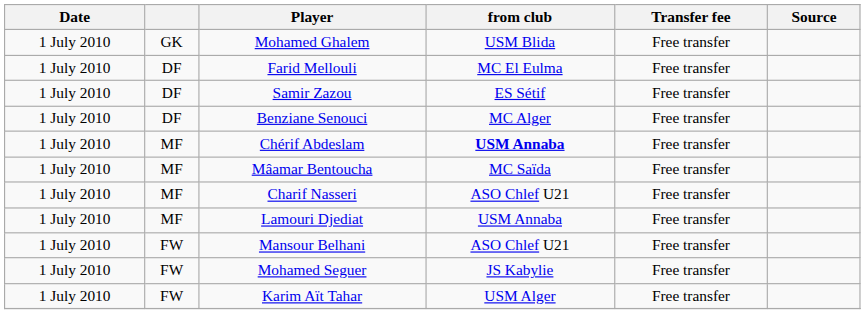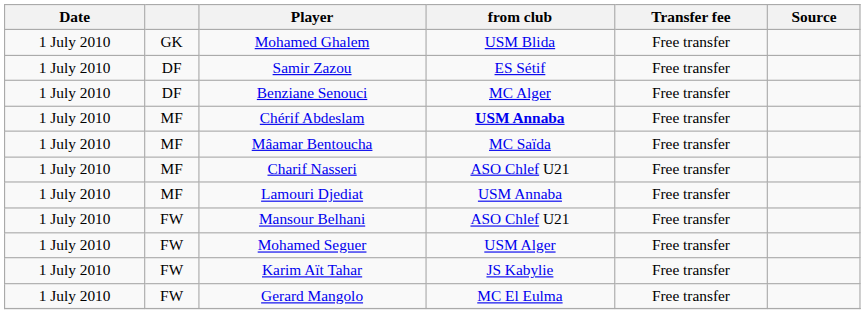- row: (312, 67)
(520, 270) JS Kabylie -> (520, 244) USM Alger
(520, 295) USM Alger -> (520, 270) JS Kabylie
+ row: (312, 295)
